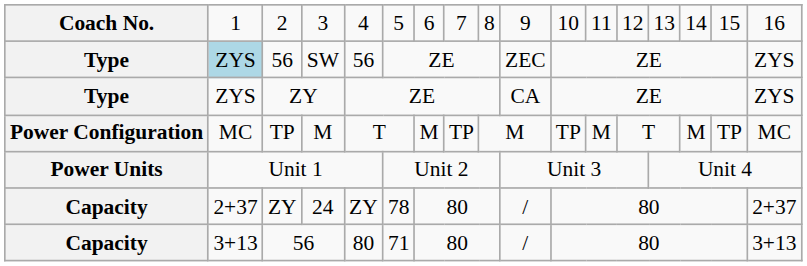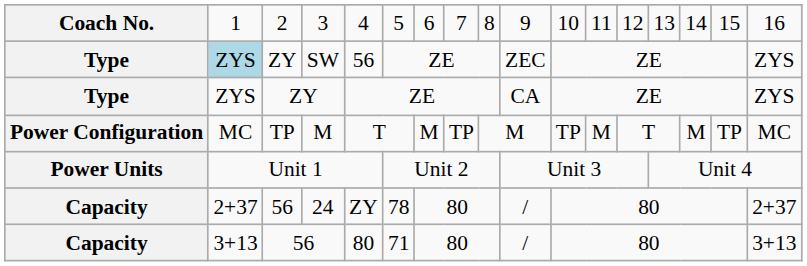(282, 59) 56 -> (282, 59) ZY
(282, 205) ZY -> (282, 205) 56
